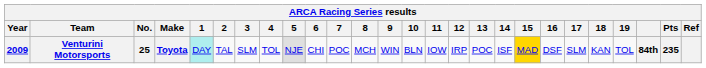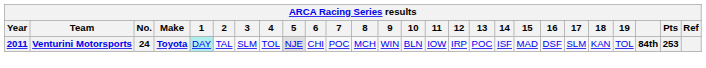(17, 50) 2009 -> (17, 44) 2011
(144, 50) 25 -> (144, 44) 24
(527, 50) gold background -> (527, 44) no background
(671, 50) 235 -> (671, 44) 253
